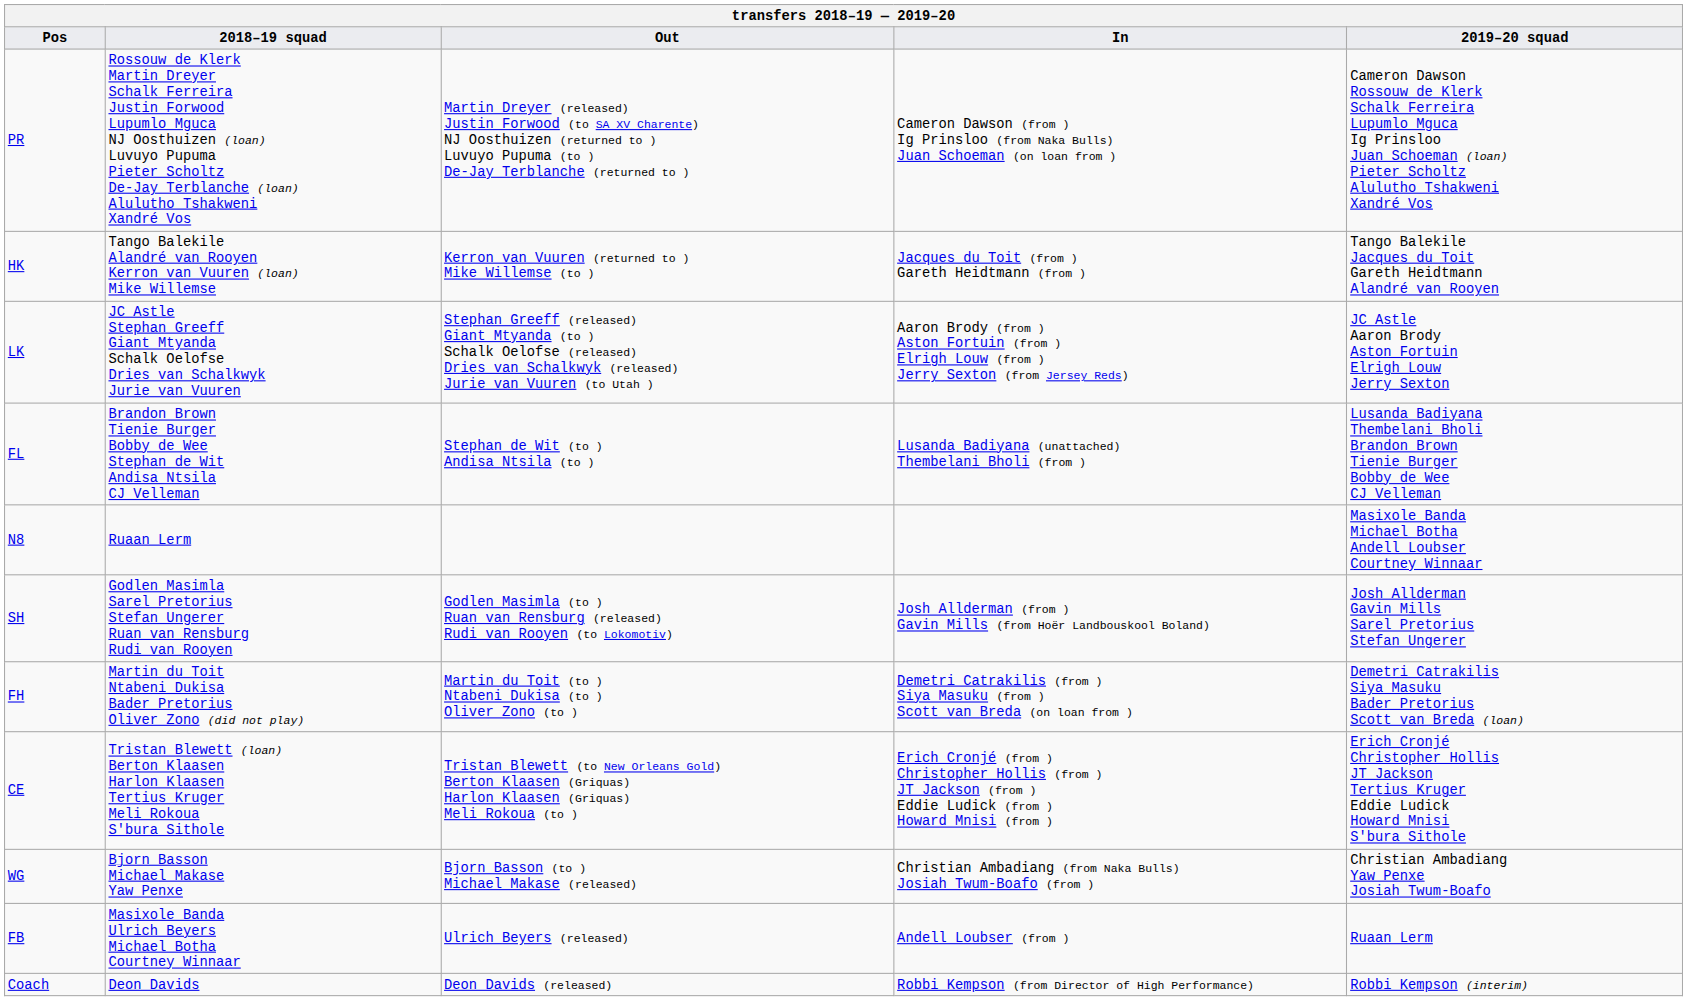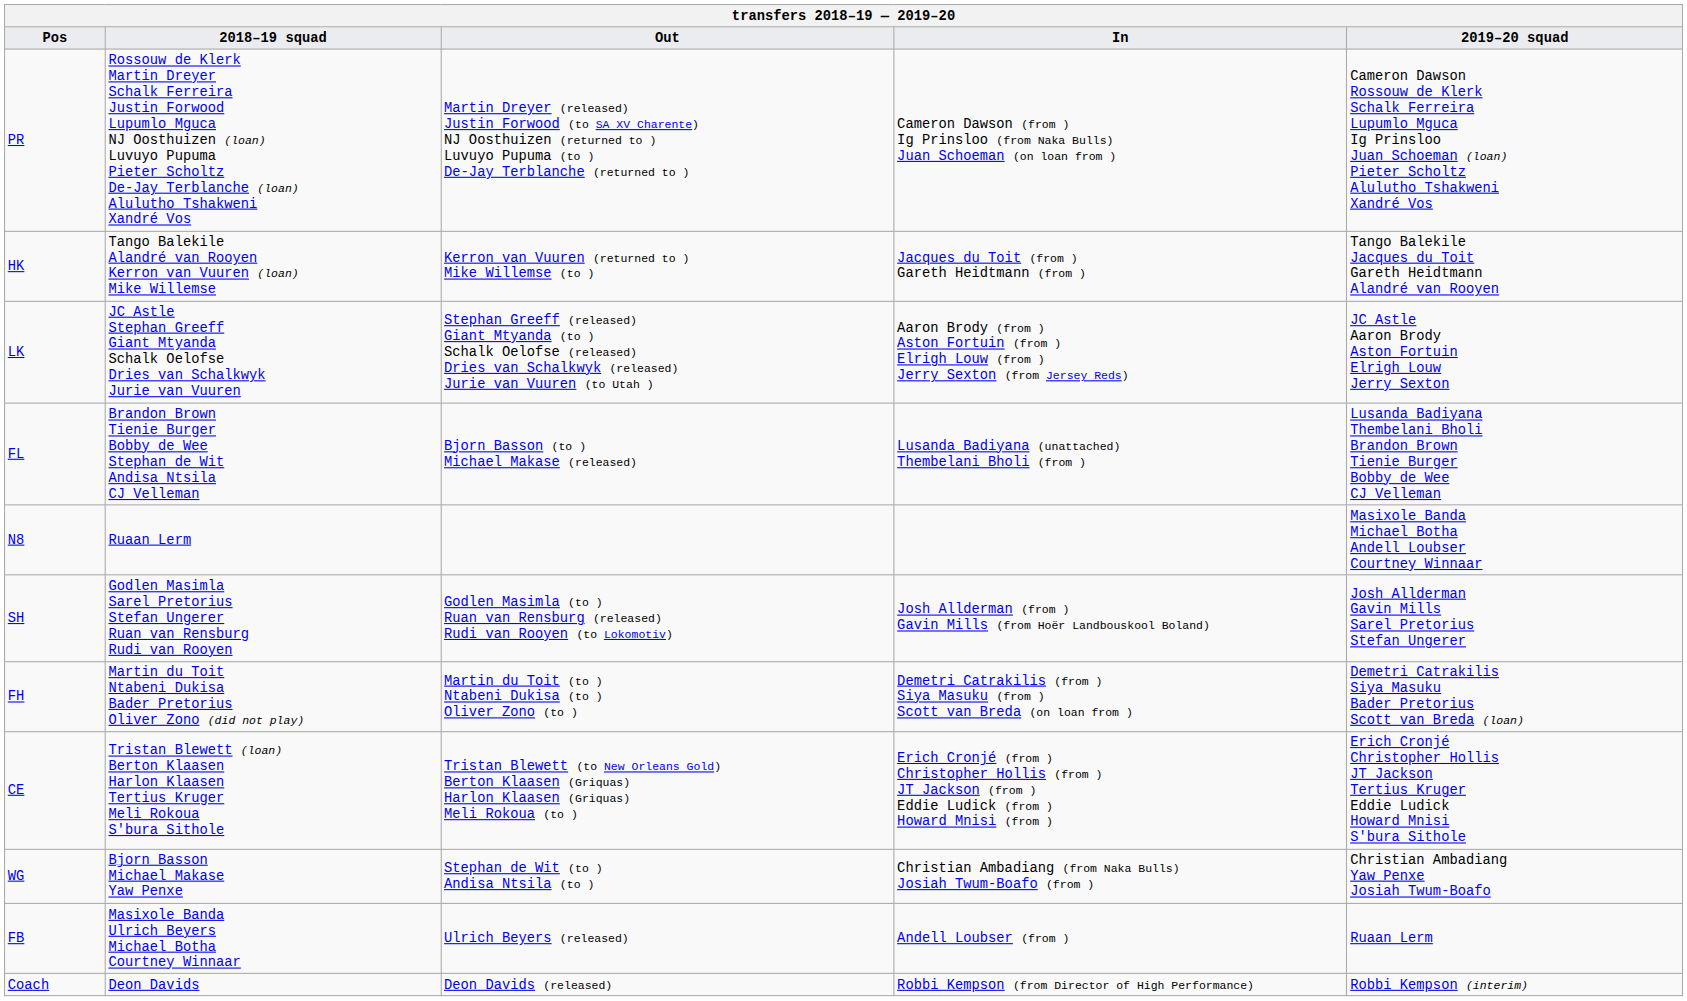(523, 454) Stephan de Wit (to ) Andisa Ntsila (to ) -> (541, 454) Bjorn Basson (to ) Michael Makase (released)
(541, 876) Bjorn Basson (to ) Michael Makase (released) -> (523, 876) Stephan de Wit (to ) Andisa Ntsila (to )
